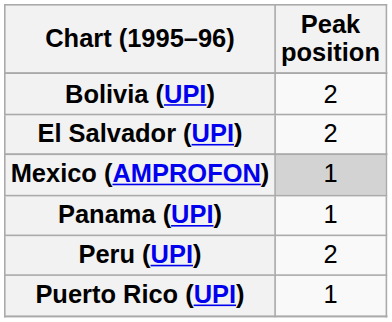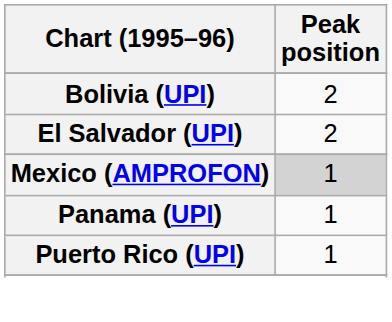- row: (140, 255)
